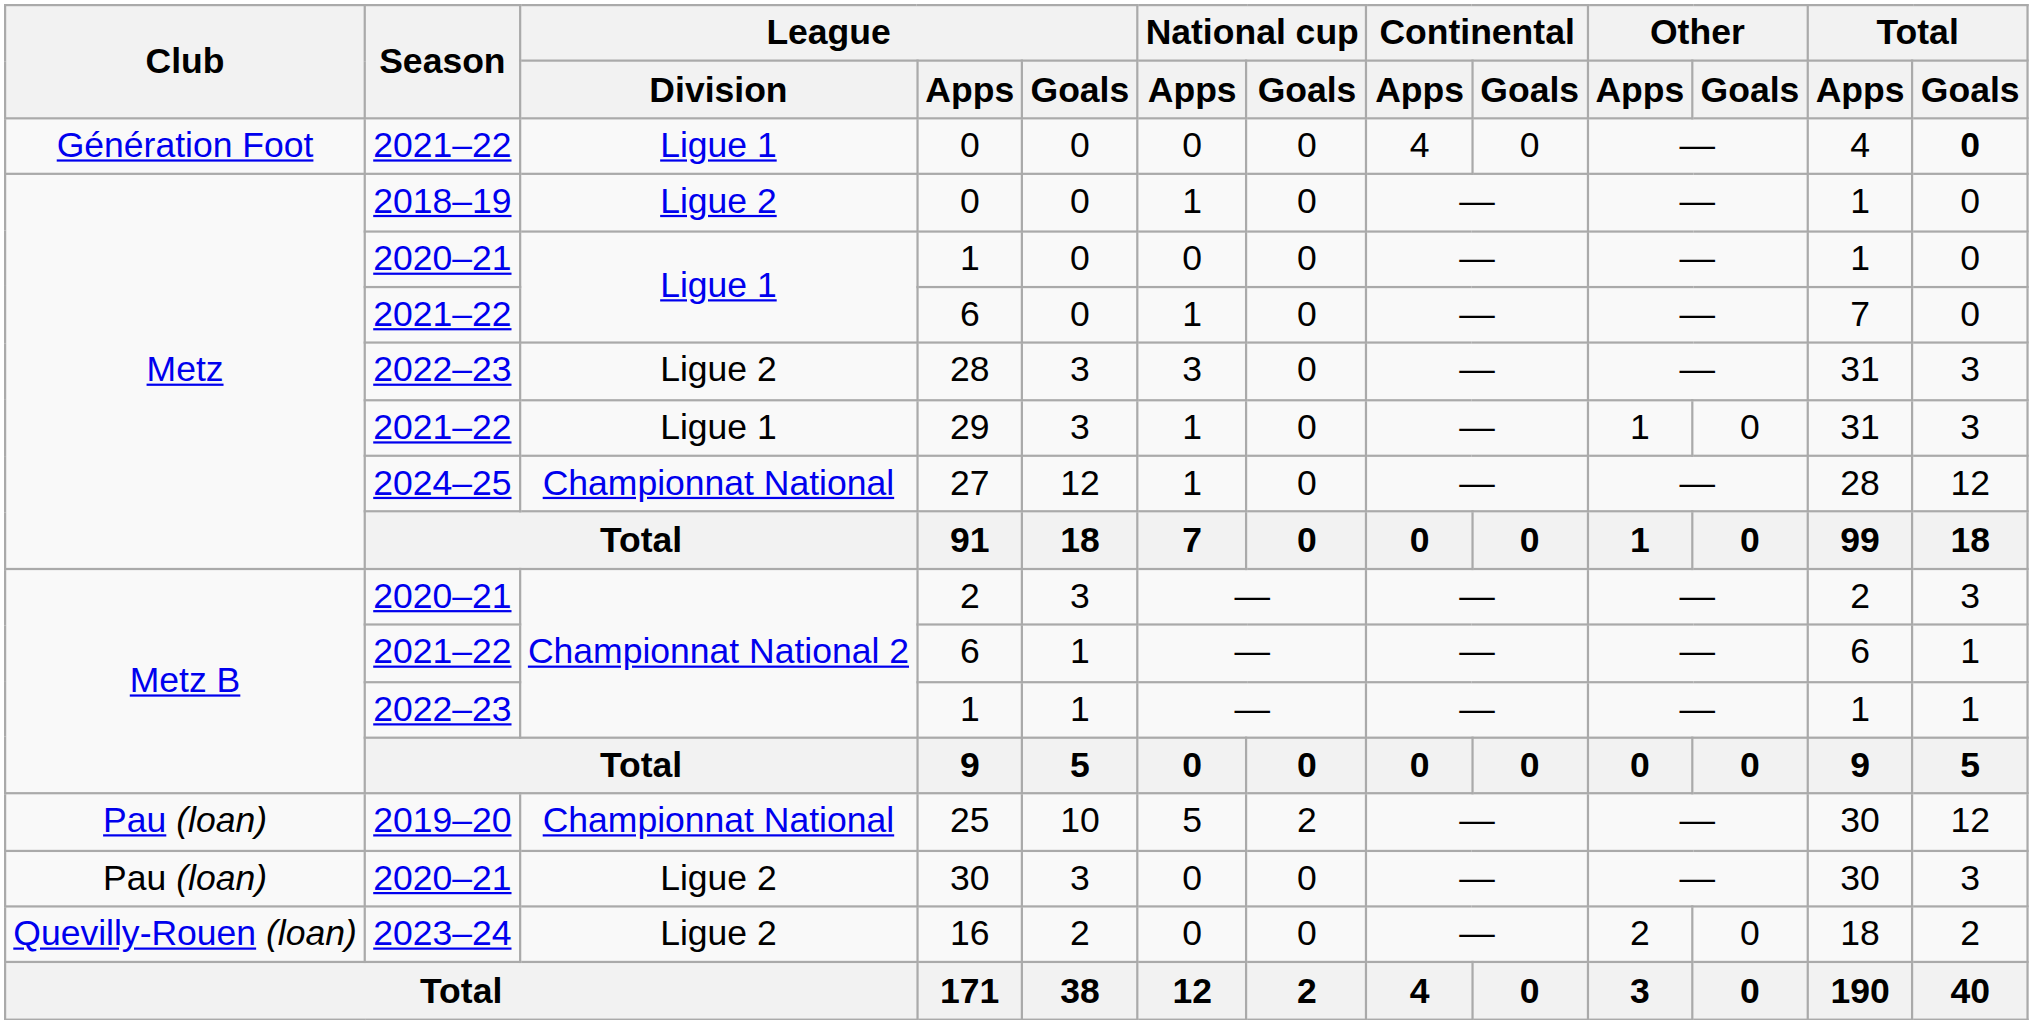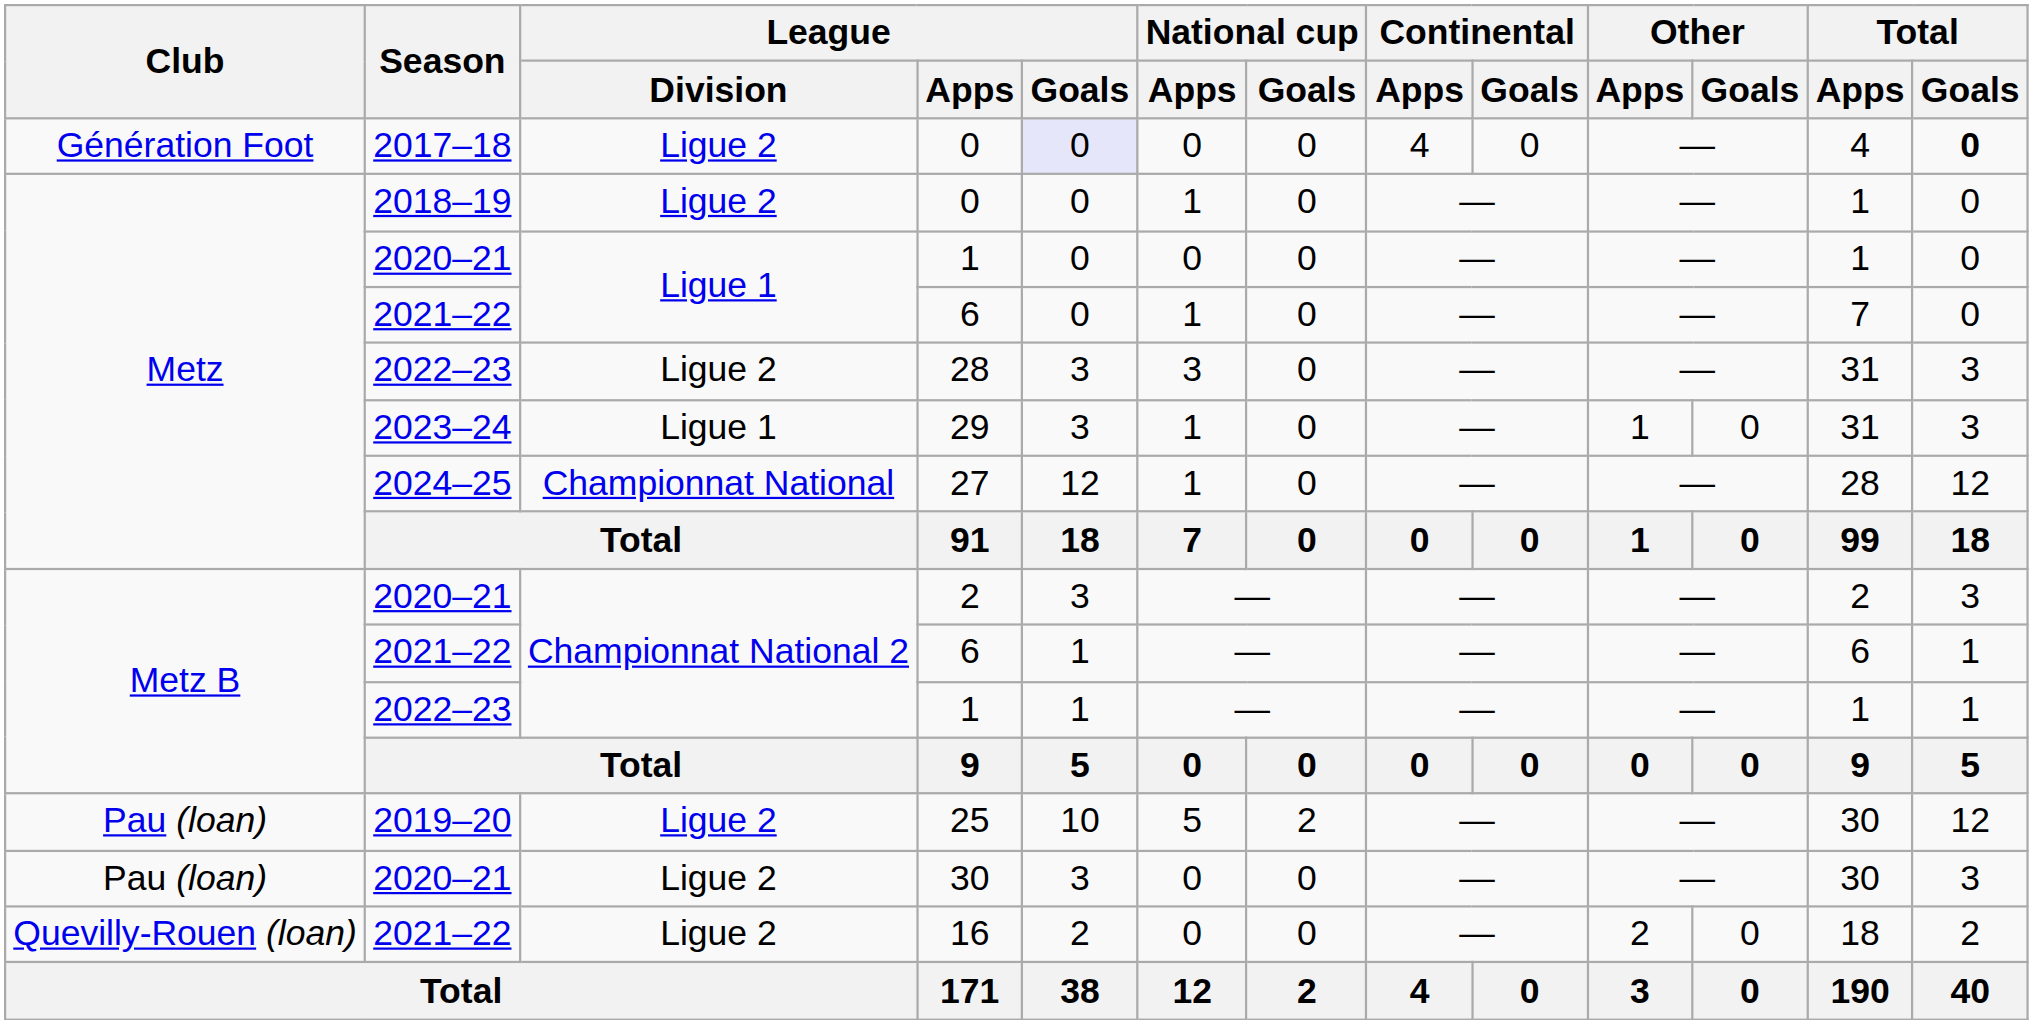(442, 145) 2021–22 -> (442, 145) 2017–18
(718, 145) Ligue 1 -> (718, 145) Ligue 2
(1080, 145) no background -> (1080, 145) lavender background
(442, 426) 2021–22 -> (442, 426) 2023–24
(718, 821) Championnat National -> (718, 821) Ligue 2
(442, 933) 2023–24 -> (442, 933) 2021–22
